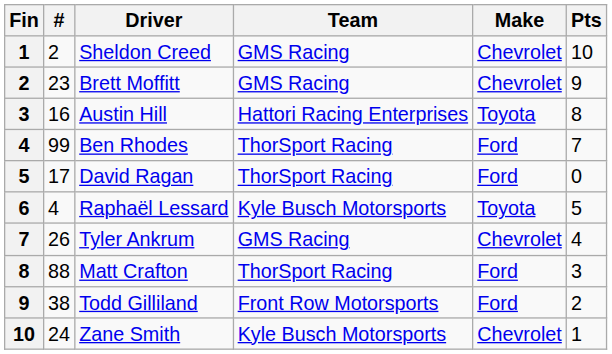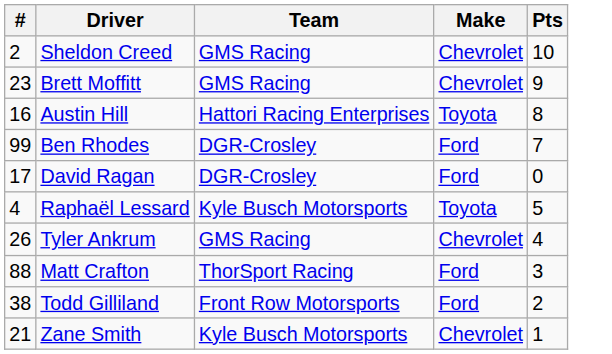- column: (24, 20)
(315, 146) ThorSport Racing -> (258, 146) DGR-Crosley
(315, 177) ThorSport Racing -> (258, 177) DGR-Crosley
(59, 333) 24 -> (20, 333) 21
